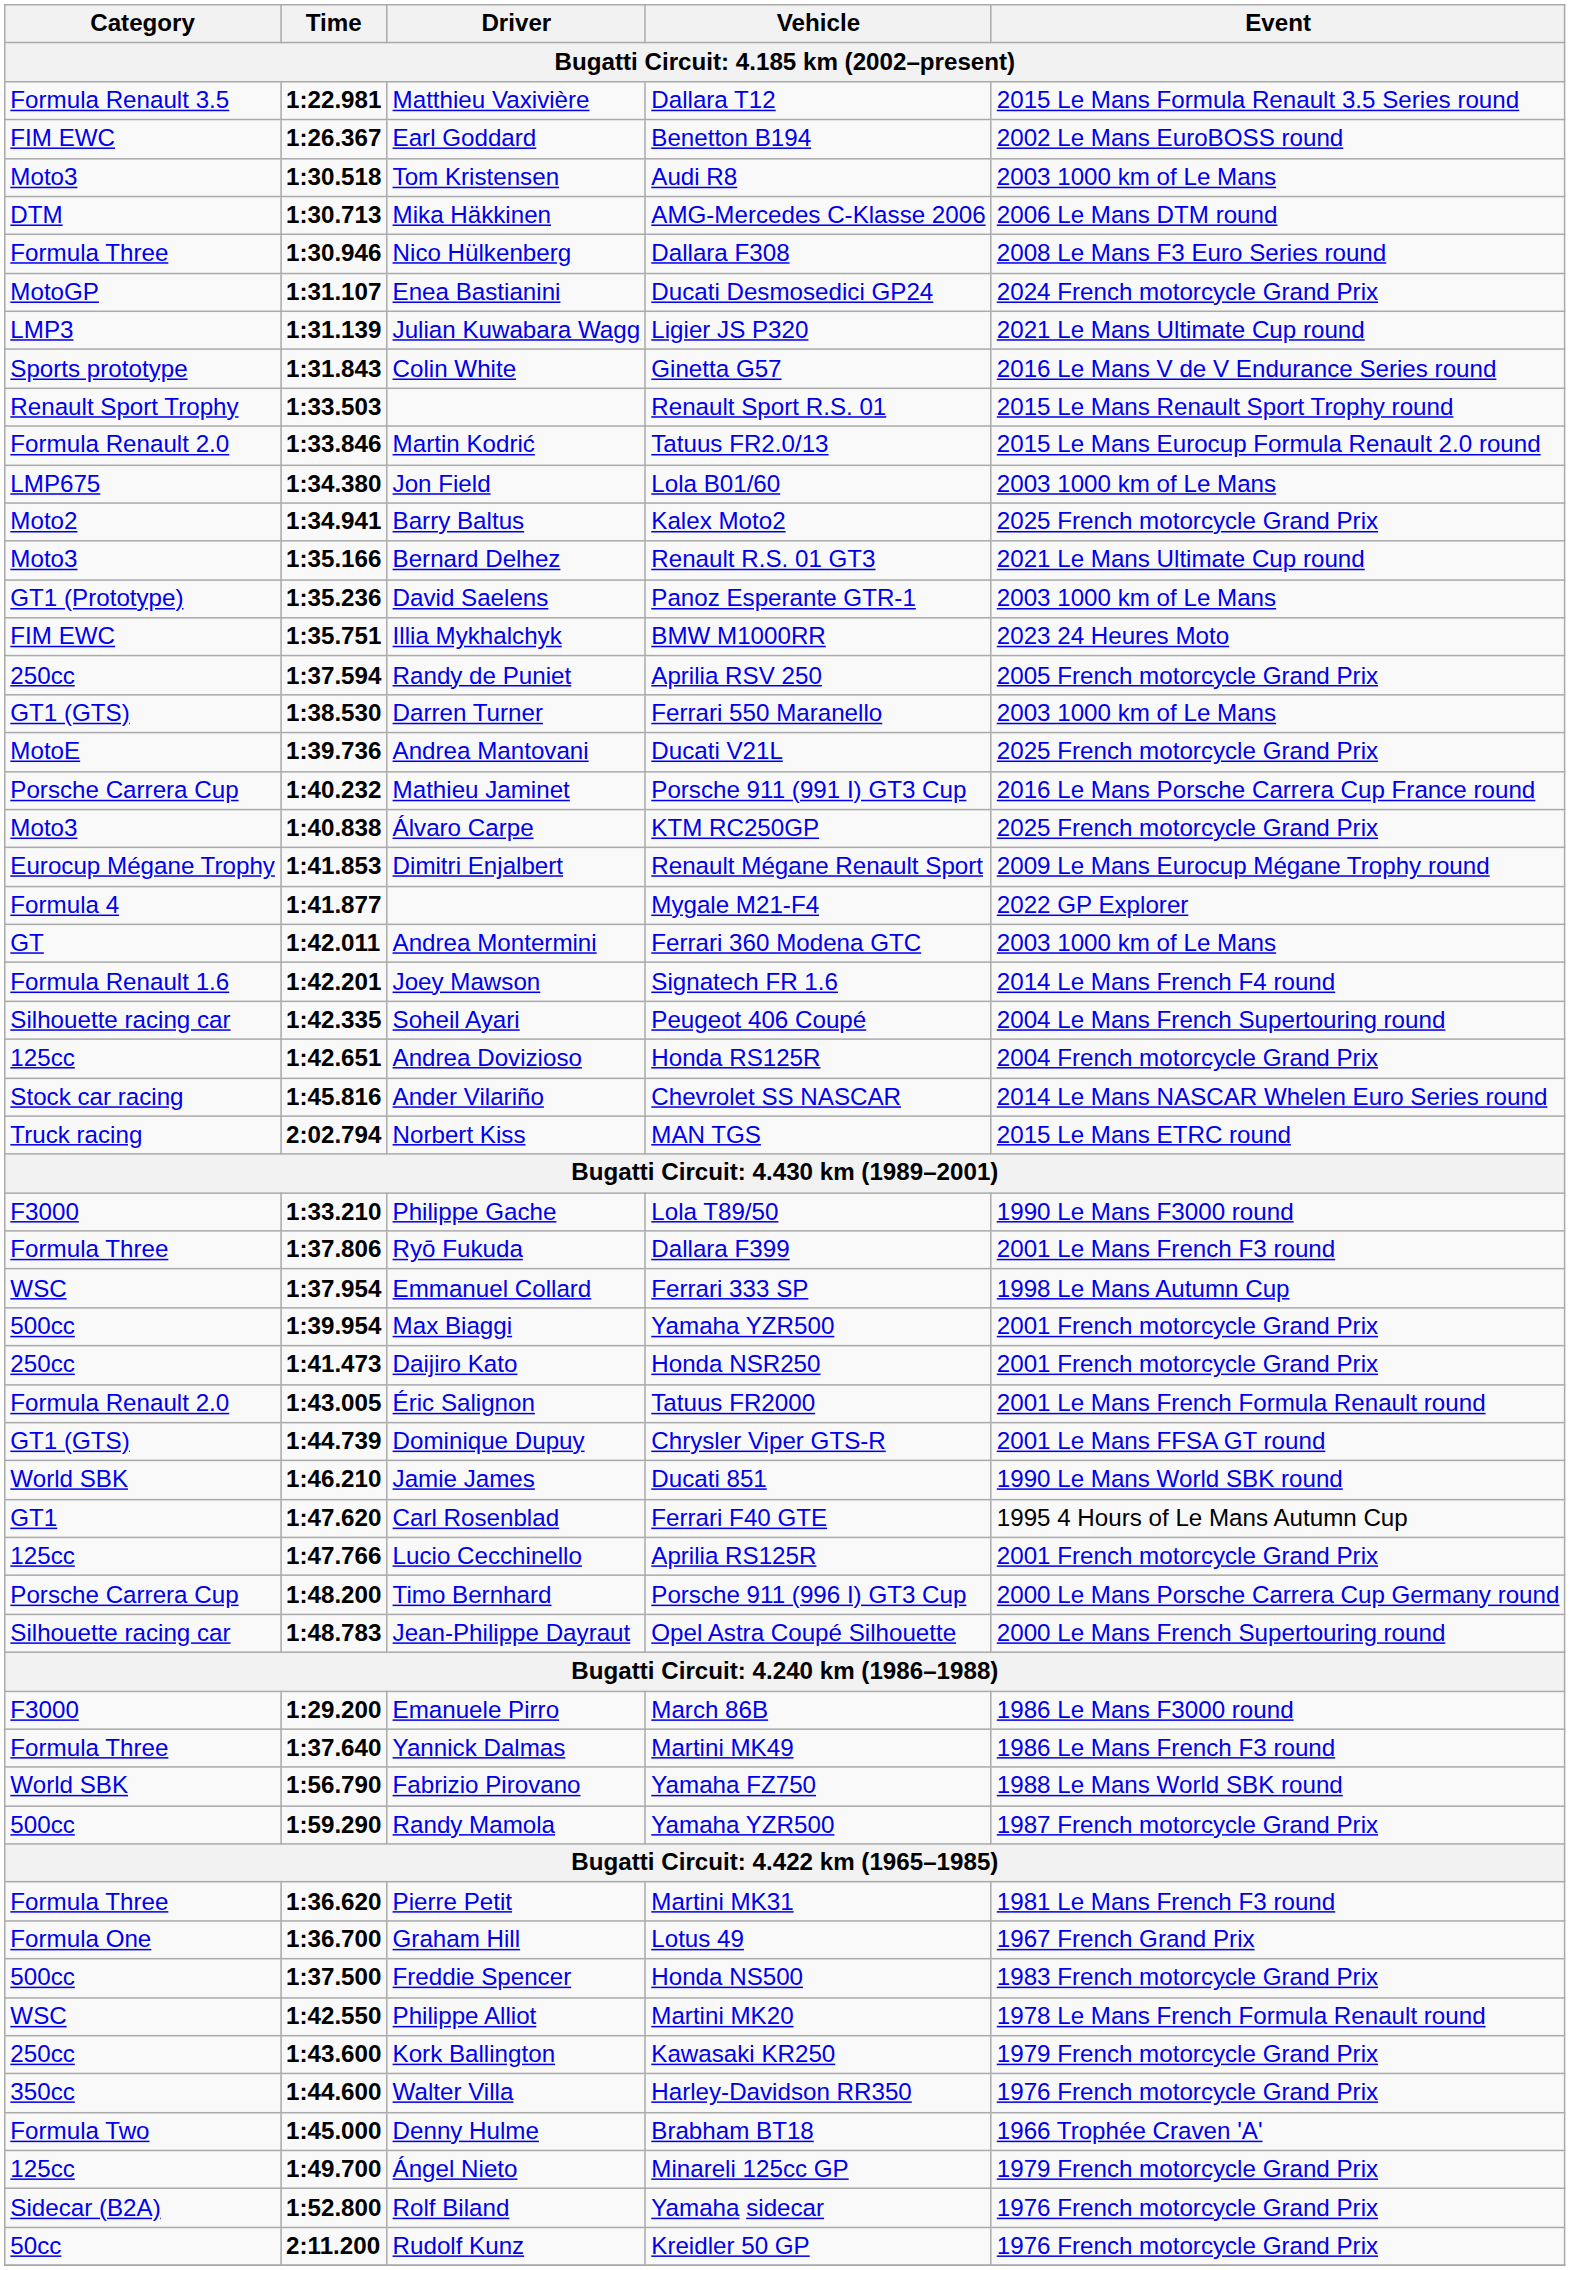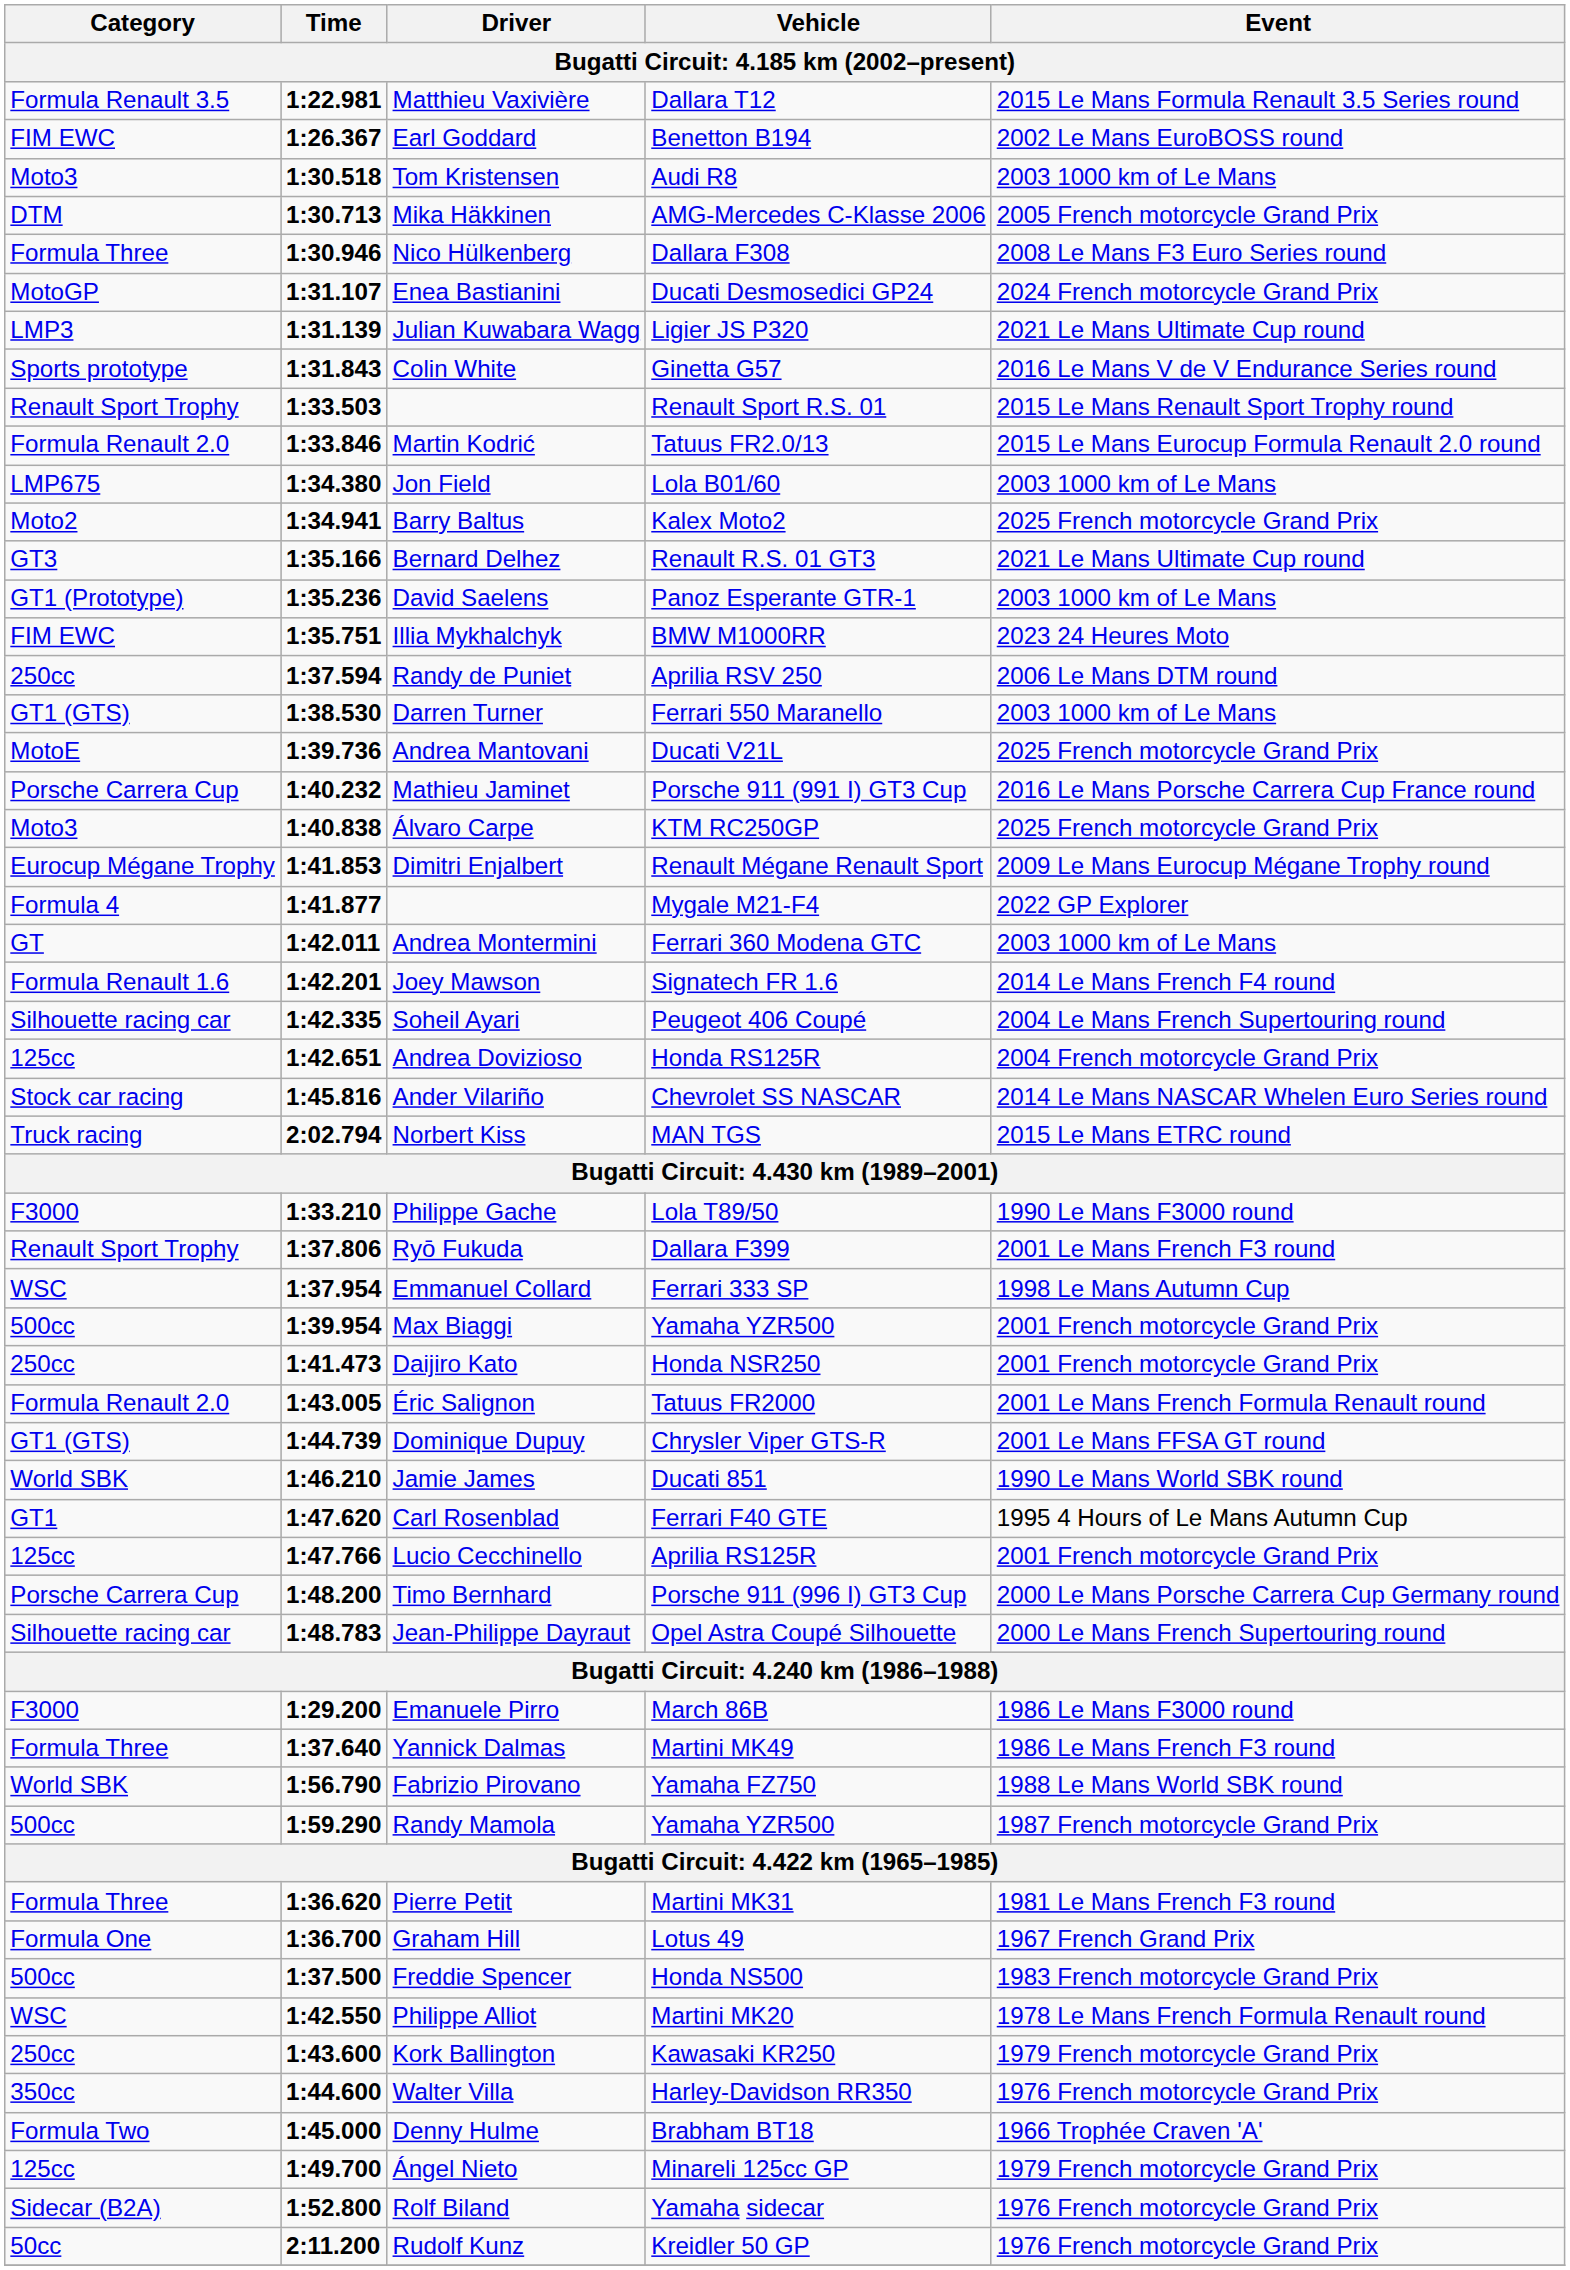(1137, 215) 2006 Le Mans DTM round -> (1187, 215) 2005 French motorcycle Grand Prix
(44, 560) Moto3 -> (34, 560) GT3
(1187, 675) 2005 French motorcycle Grand Prix -> (1137, 675) 2006 Le Mans DTM round
(89, 1249) Formula Three -> (124, 1249) Renault Sport Trophy
